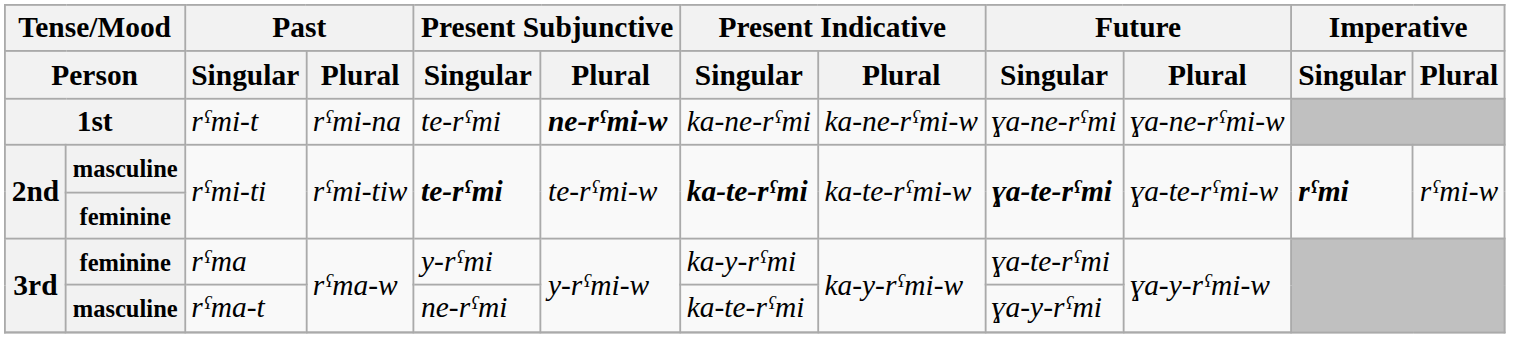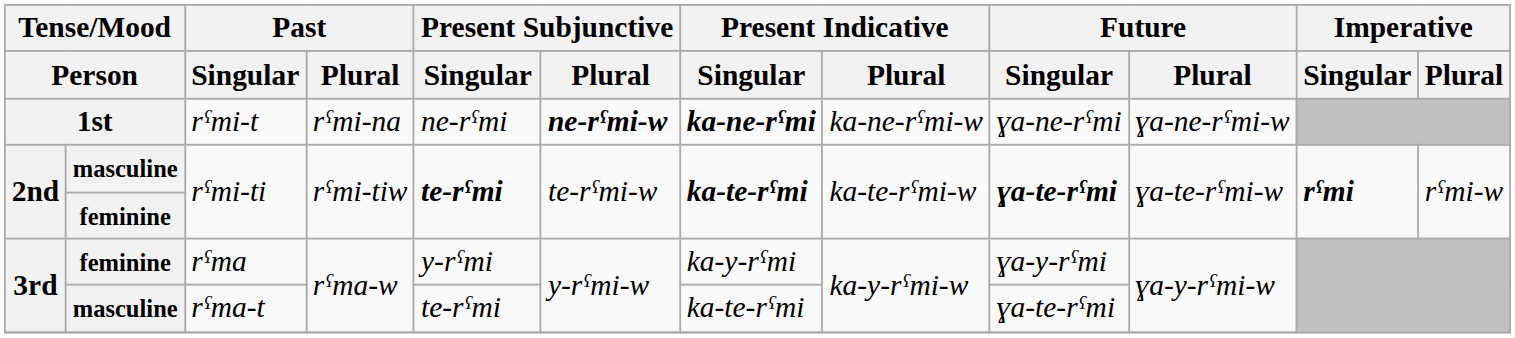(461, 121) te-rˤmi -> (464, 121) ne-rˤmi
(749, 121) normal -> (751, 121) bold
(1051, 261) ɣa-te-rˤmi -> (1052, 261) ɣa-y-rˤmi
(464, 307) ne-rˤmi -> (461, 307) te-rˤmi
(1047, 307) ɣa-y-rˤmi -> (1056, 307) ɣa-te-rˤmi
